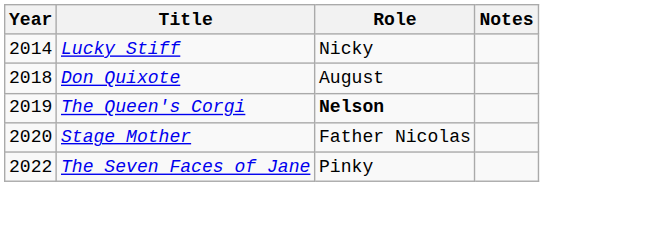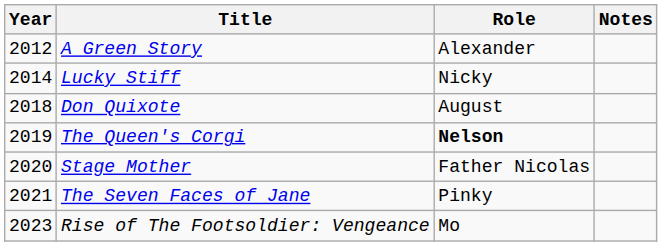+ row: (131, 49)
(31, 167) 2022 -> (31, 196) 2021
+ row: (245, 226)
